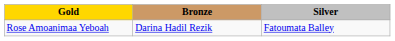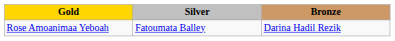columns swapped: (326, 12) <-> (197, 12)
